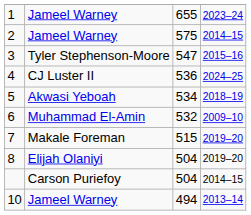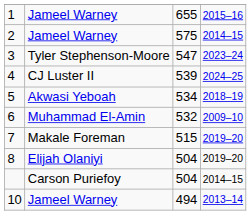(223, 15) 2023–24 -> (223, 15) 2015–16
(223, 56) 2015–16 -> (223, 56) 2023–24
(186, 76) 536 -> (186, 76) 539
